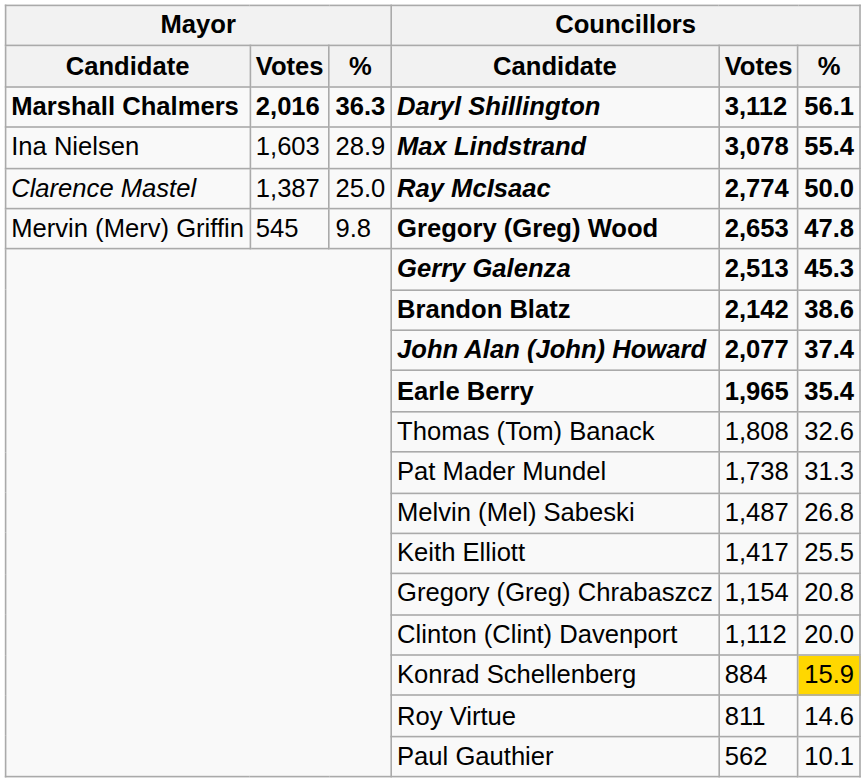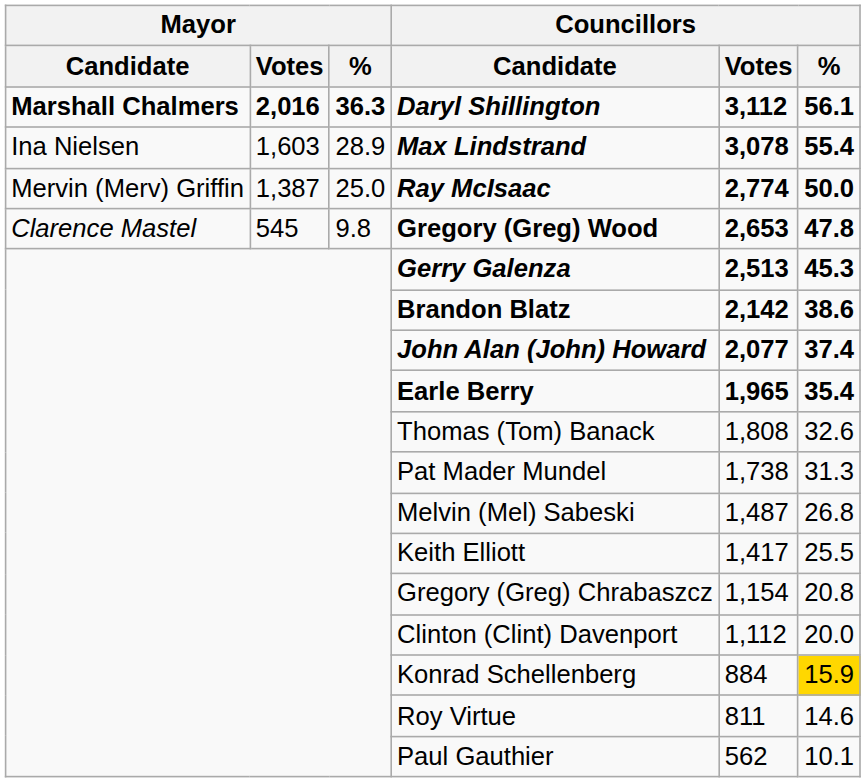(104, 187) Clarence Mastel -> (128, 187) Mervin (Merv) Griffin
(128, 228) Mervin (Merv) Griffin -> (104, 228) Clarence Mastel
